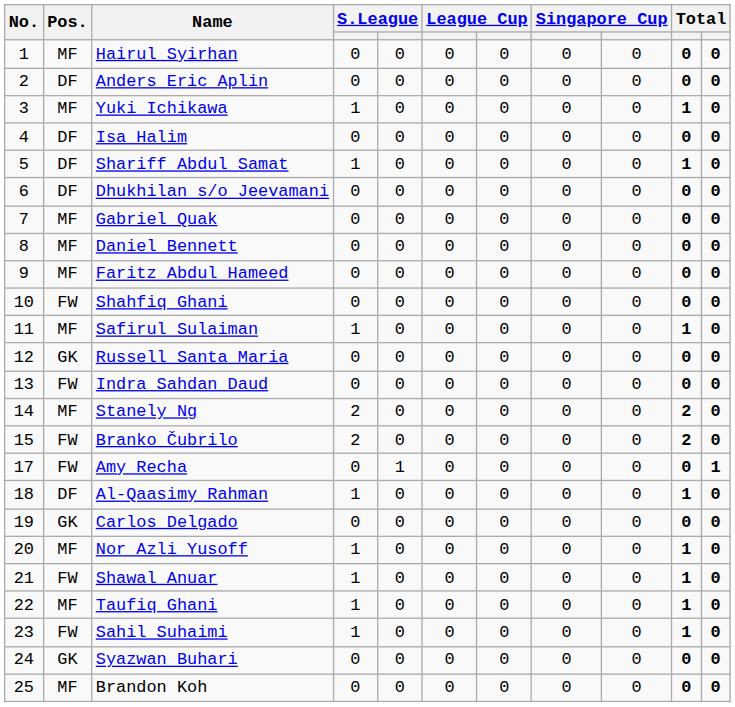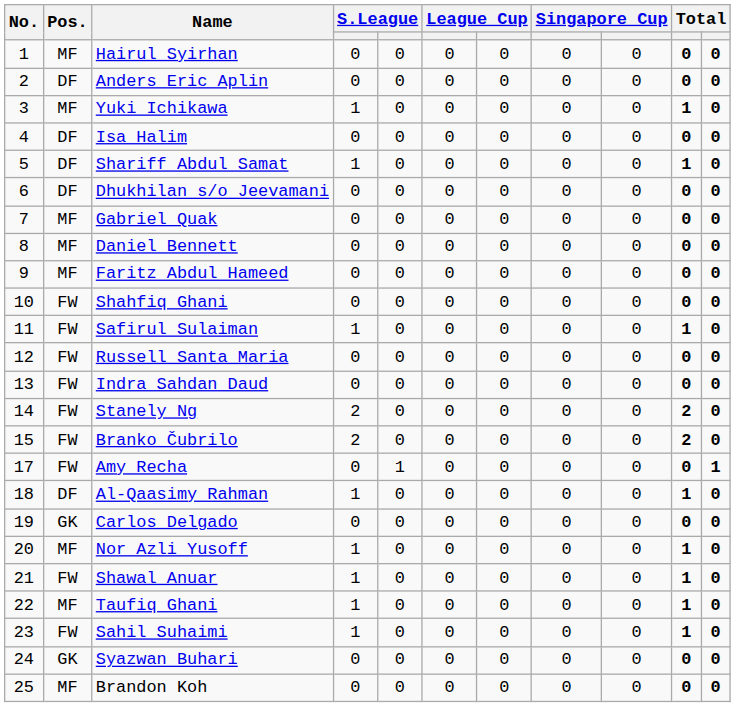(67, 329) MF -> (67, 329) FW
(67, 357) GK -> (67, 357) FW
(67, 412) MF -> (67, 412) FW
